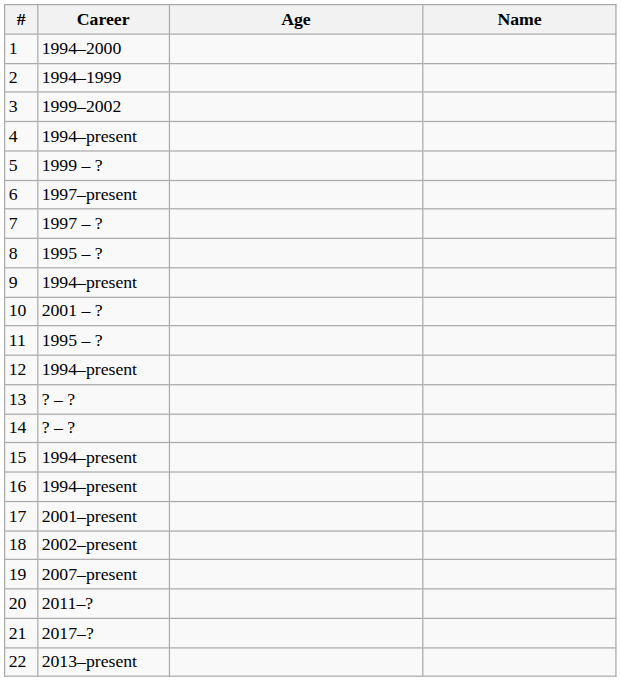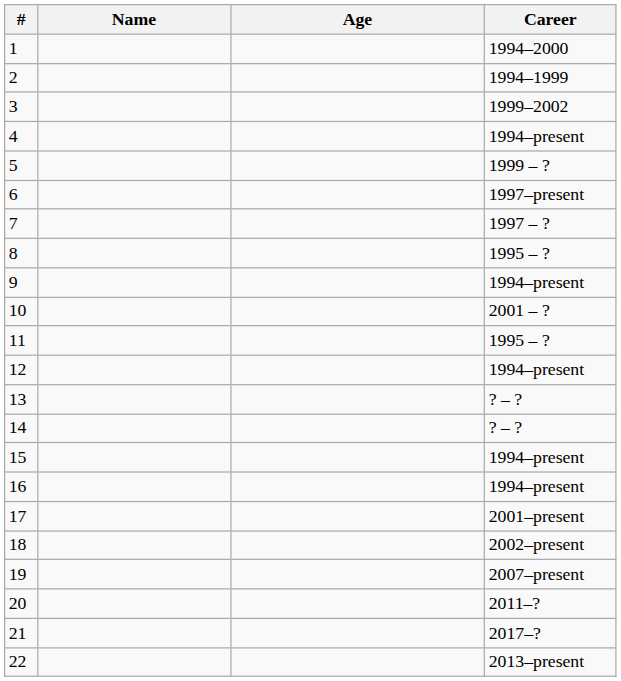columns swapped: (520, 19) <-> (103, 19)
